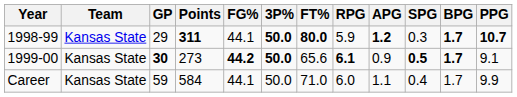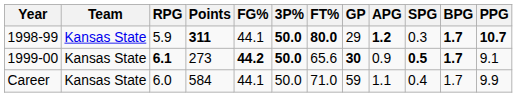columns swapped: (163, 15) <-> (351, 15)
